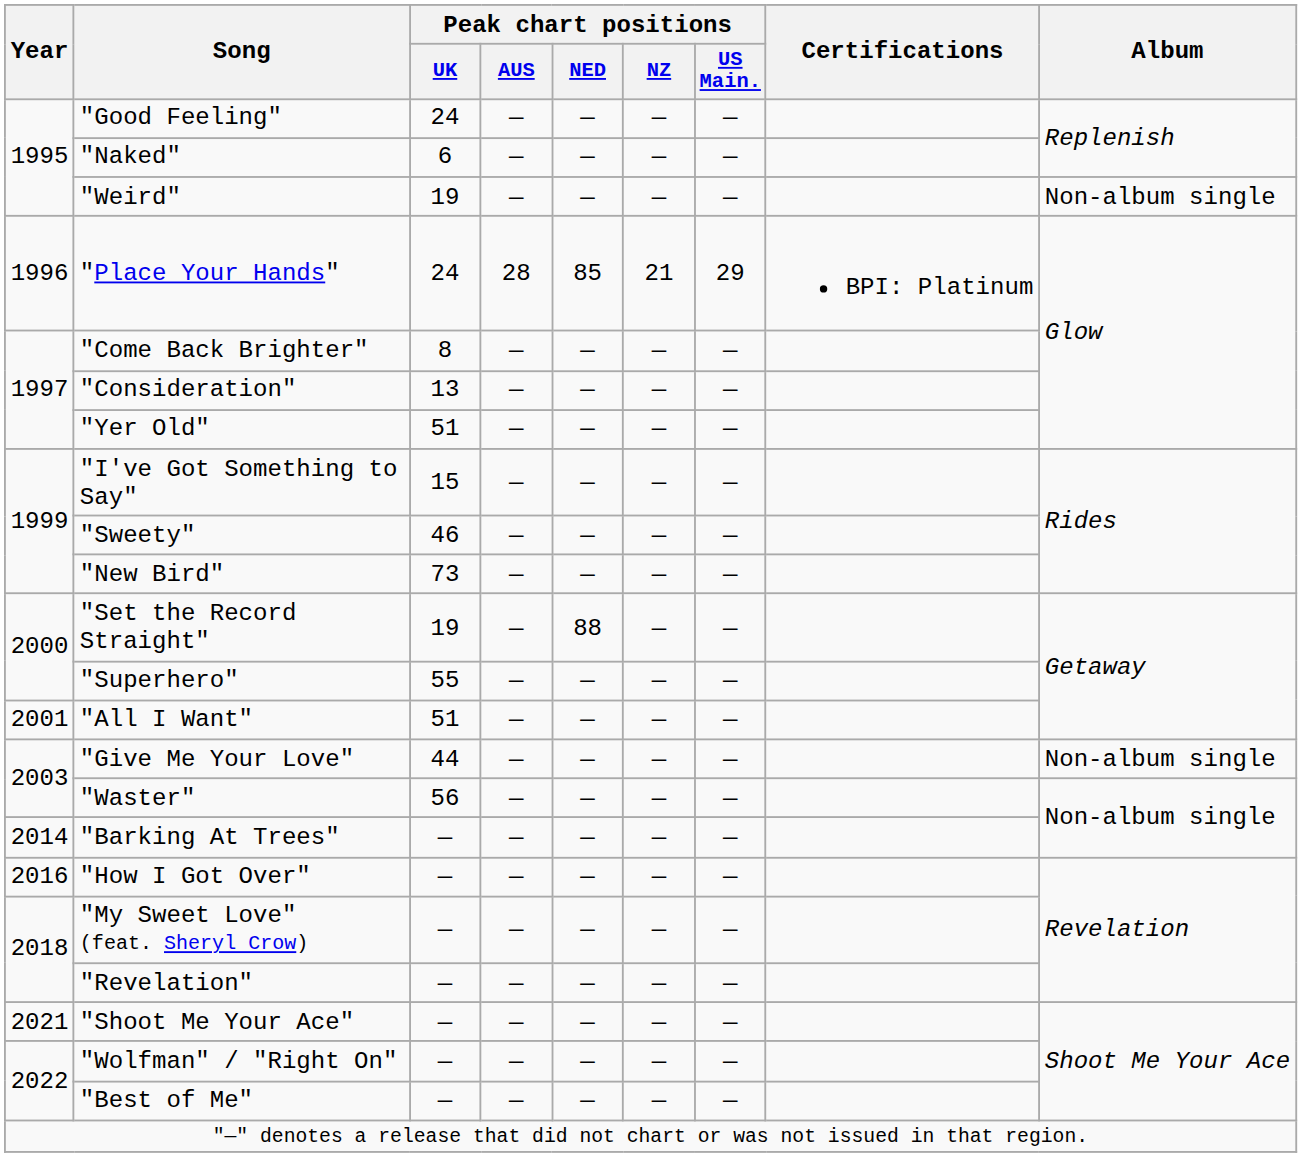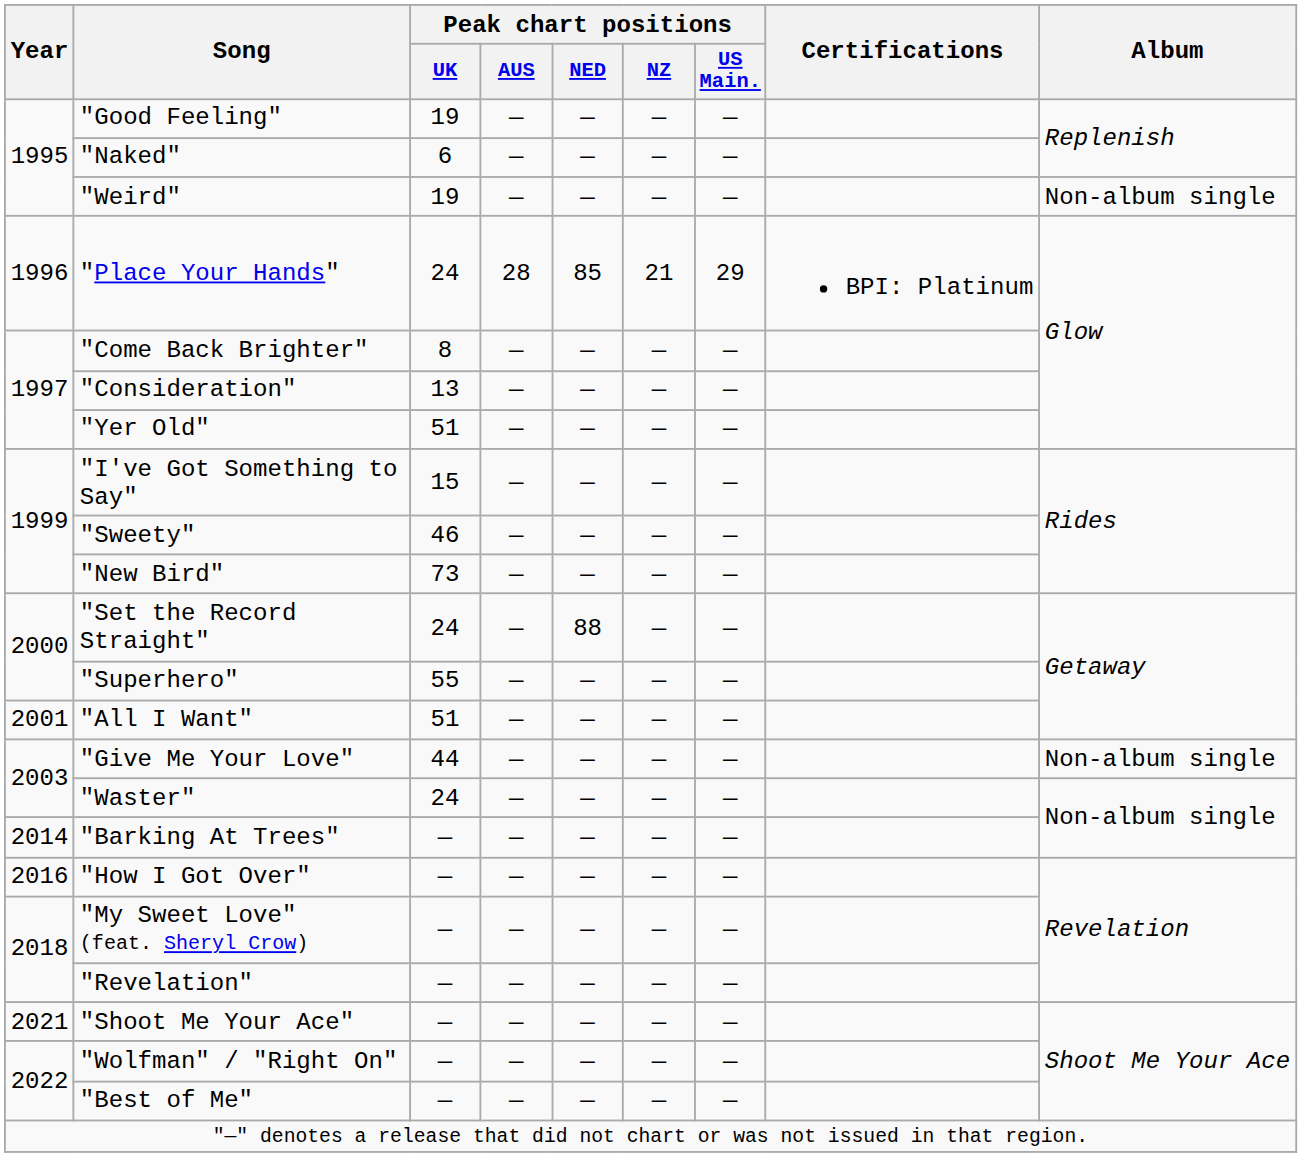(445, 118) 24 -> (445, 118) 19
(445, 628) 19 -> (445, 628) 24
(445, 798) 56 -> (445, 798) 24
